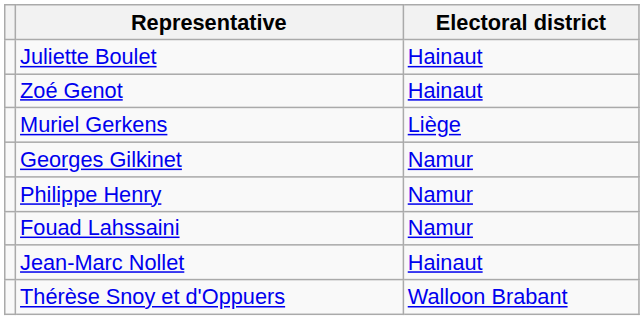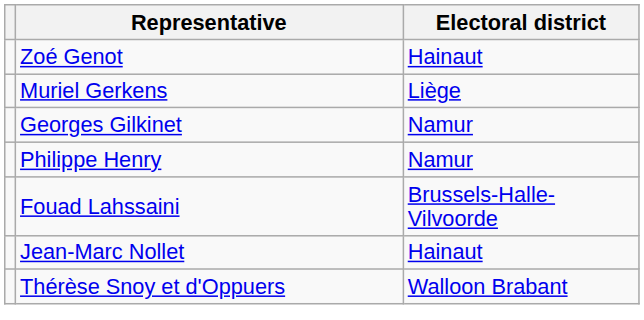- row: (88, 57)
(440, 228) Namur -> (481, 206) Brussels-Halle-Vilvoorde
